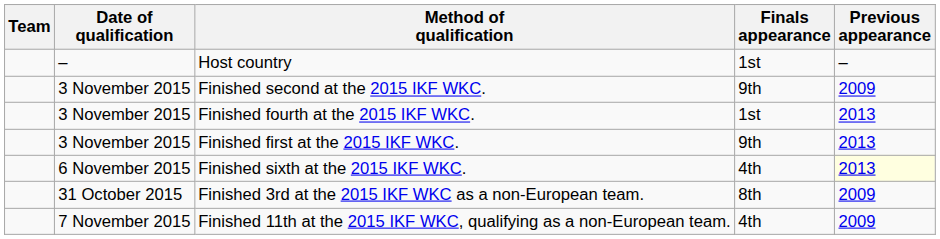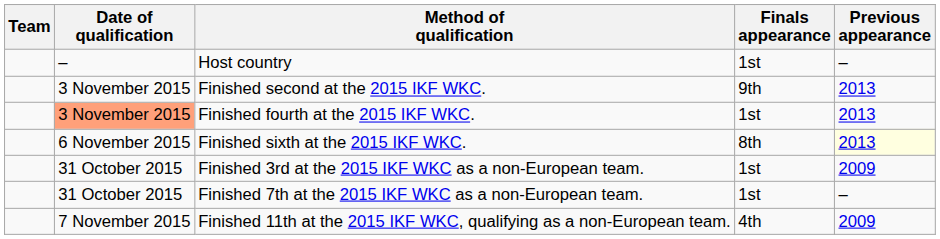(857, 89) 2009 -> (857, 89) 2013
(124, 115) no background -> (124, 115) lightsalmon background
- row: (329, 141)
(750, 168) 4th -> (750, 141) 8th
(750, 194) 8th -> (749, 168) 1st
+ row: (421, 194)
